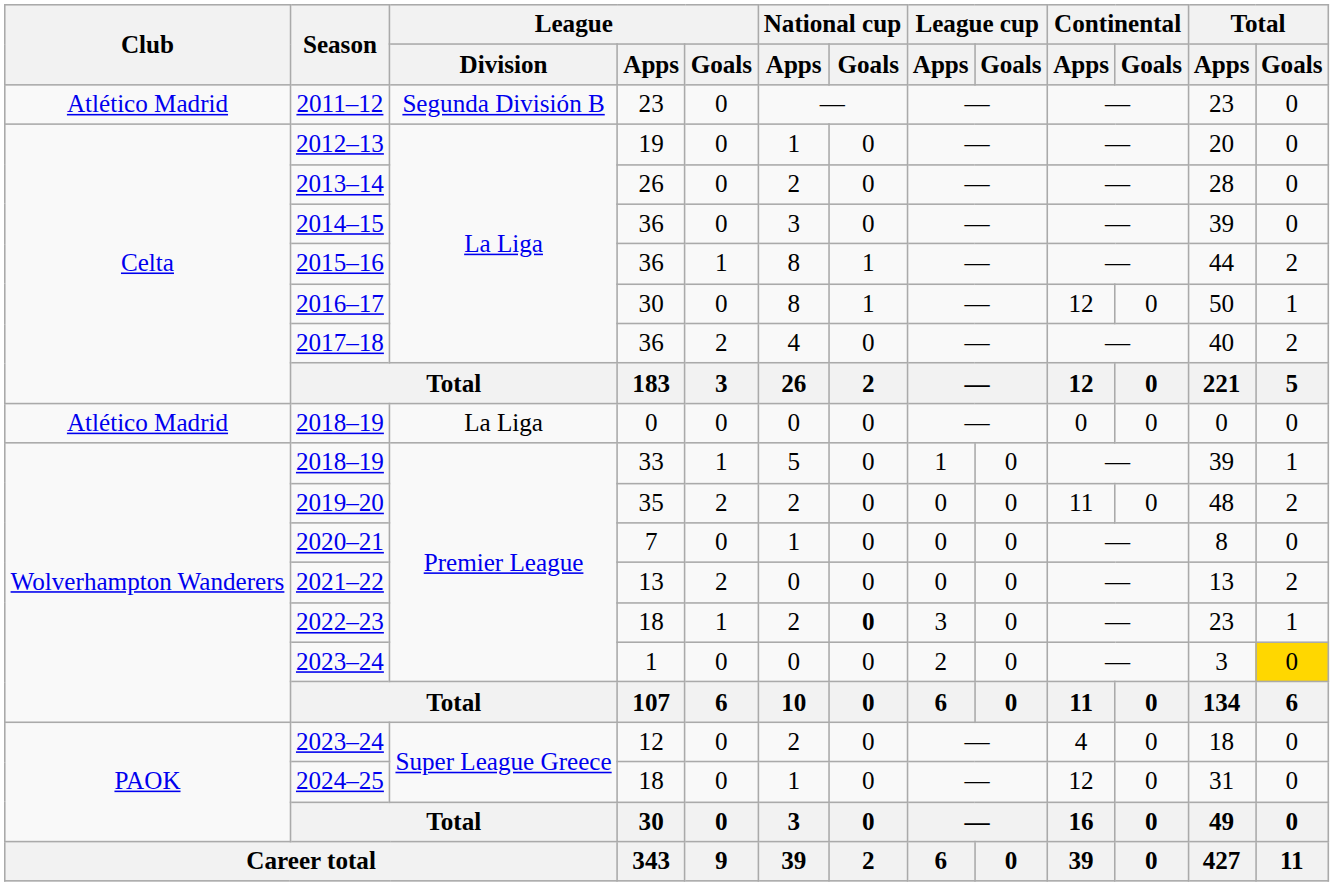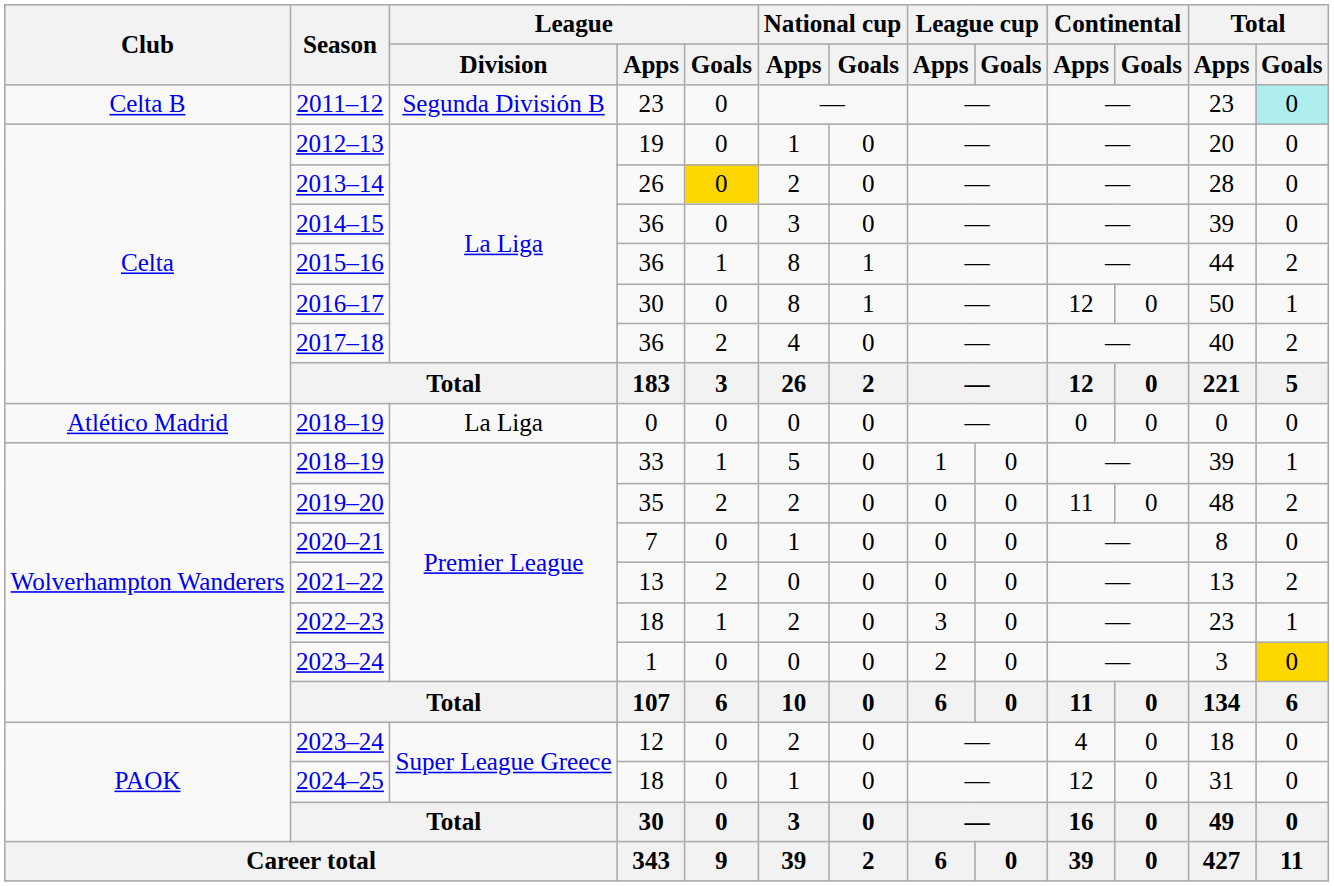(147, 104) Atlético Madrid -> (147, 104) Celta B
(1292, 104) no background -> (1292, 104) paleturquoise background
(721, 183) no background -> (721, 183) gold background
(868, 622) bold -> (868, 622) normal
